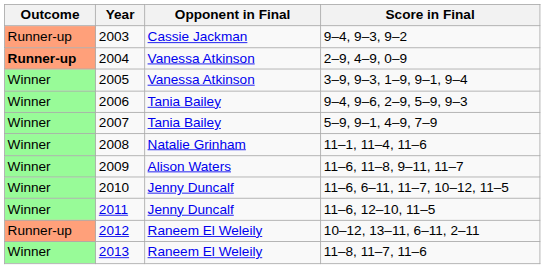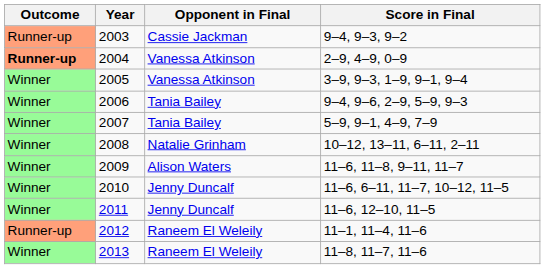(375, 144) 11–1, 11–4, 11–6 -> (402, 144) 10–12, 13–11, 6–11, 2–11
(402, 230) 10–12, 13–11, 6–11, 2–11 -> (375, 230) 11–1, 11–4, 11–6
